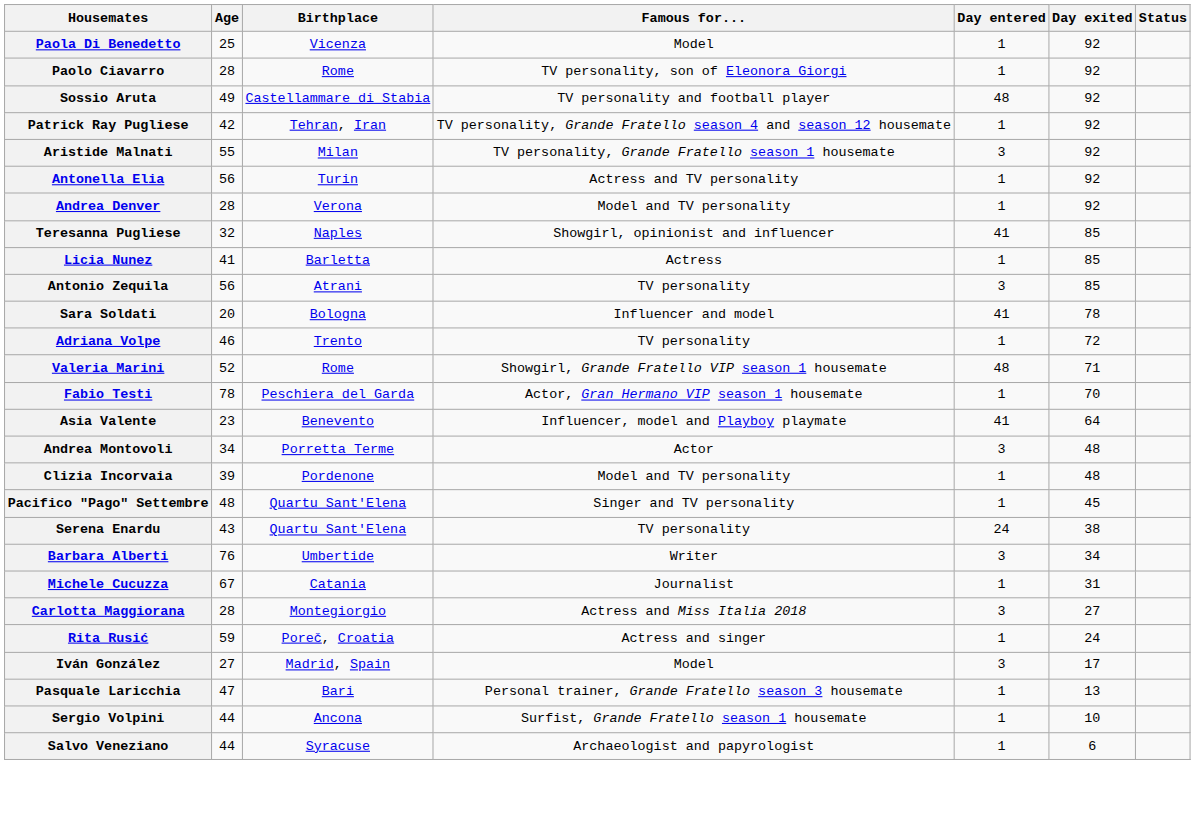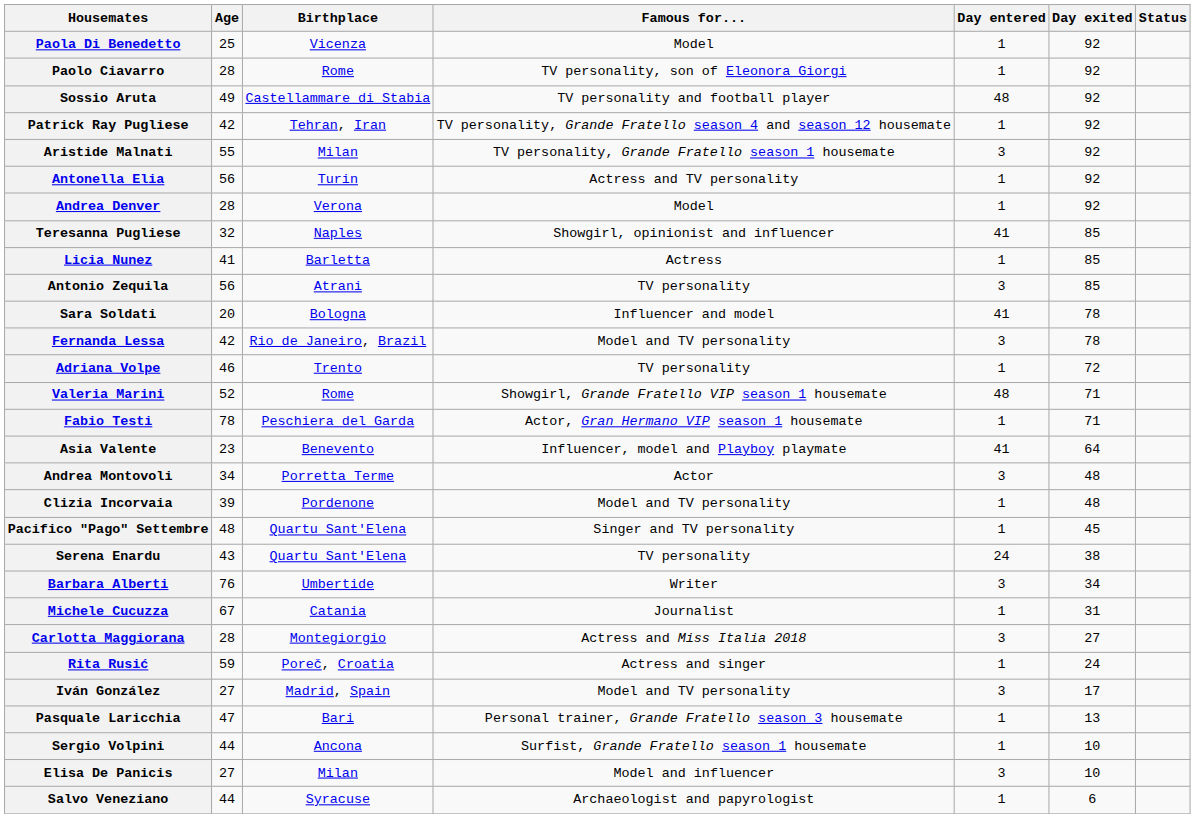(694, 206) Model and TV personality -> (694, 206) Model
+ row: (108, 341)
(1092, 395) 70 -> (1092, 422) 71
(694, 665) Model -> (694, 692) Model and TV personality
+ row: (108, 773)
